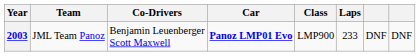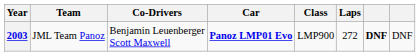(350, 36) 233 -> (350, 36) 272
(376, 36) normal -> (376, 36) bold
